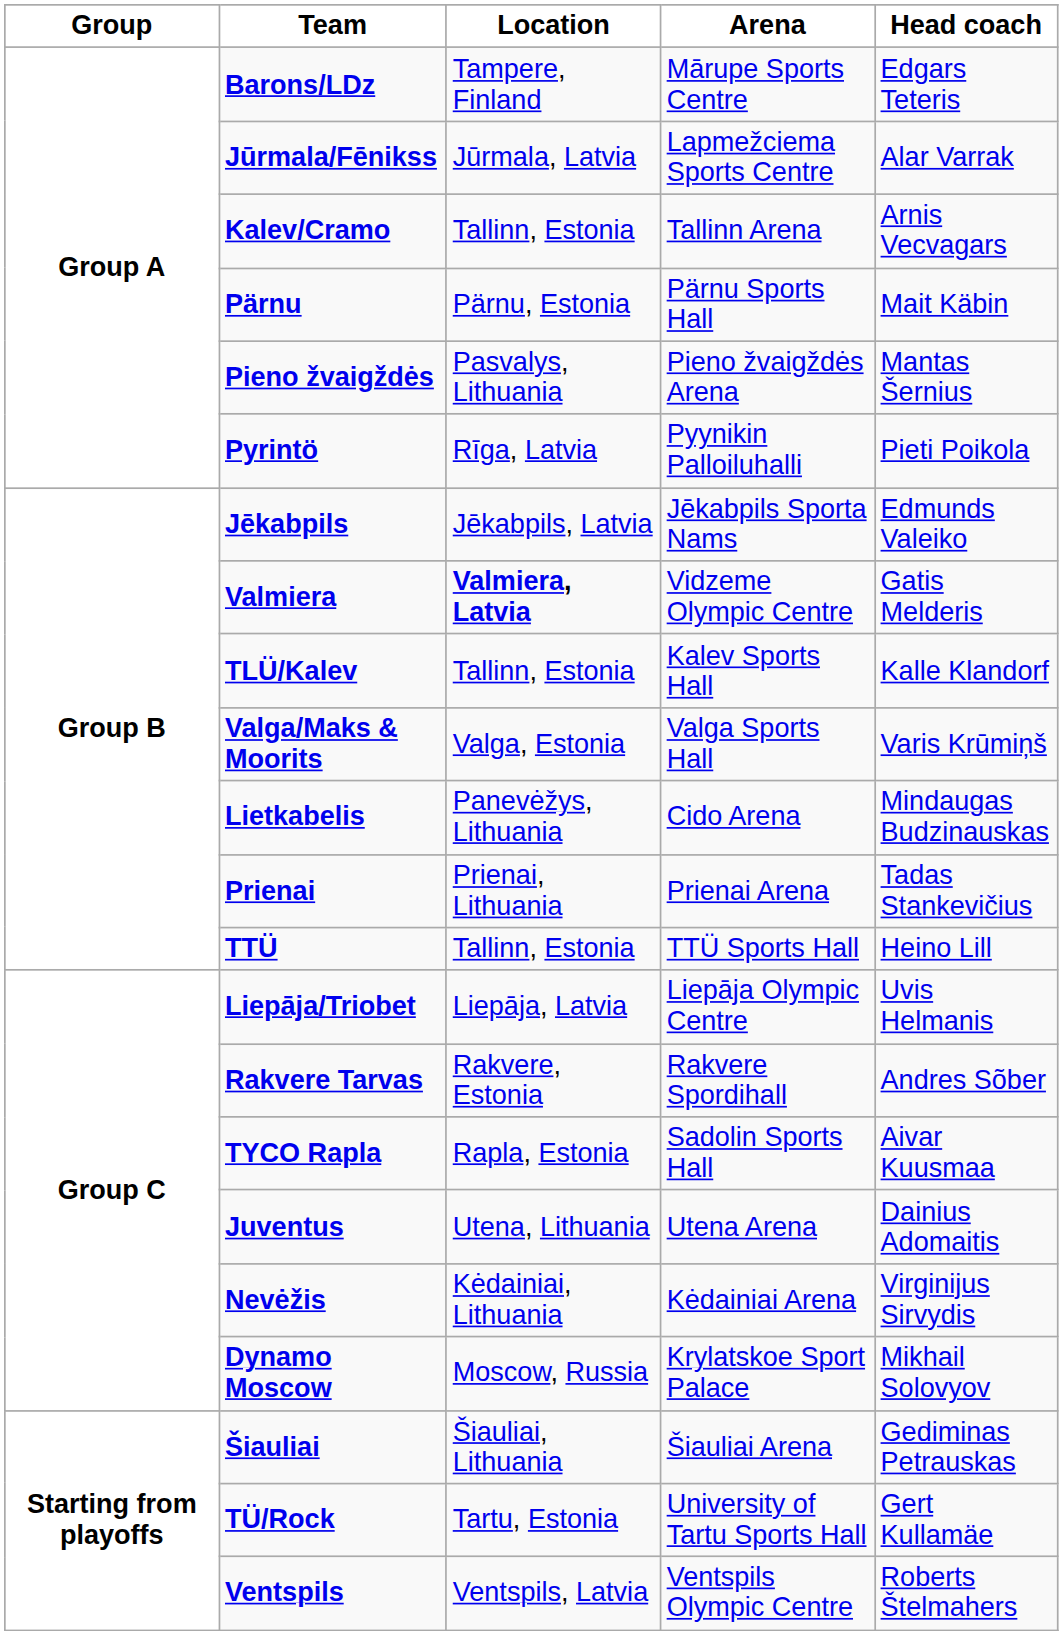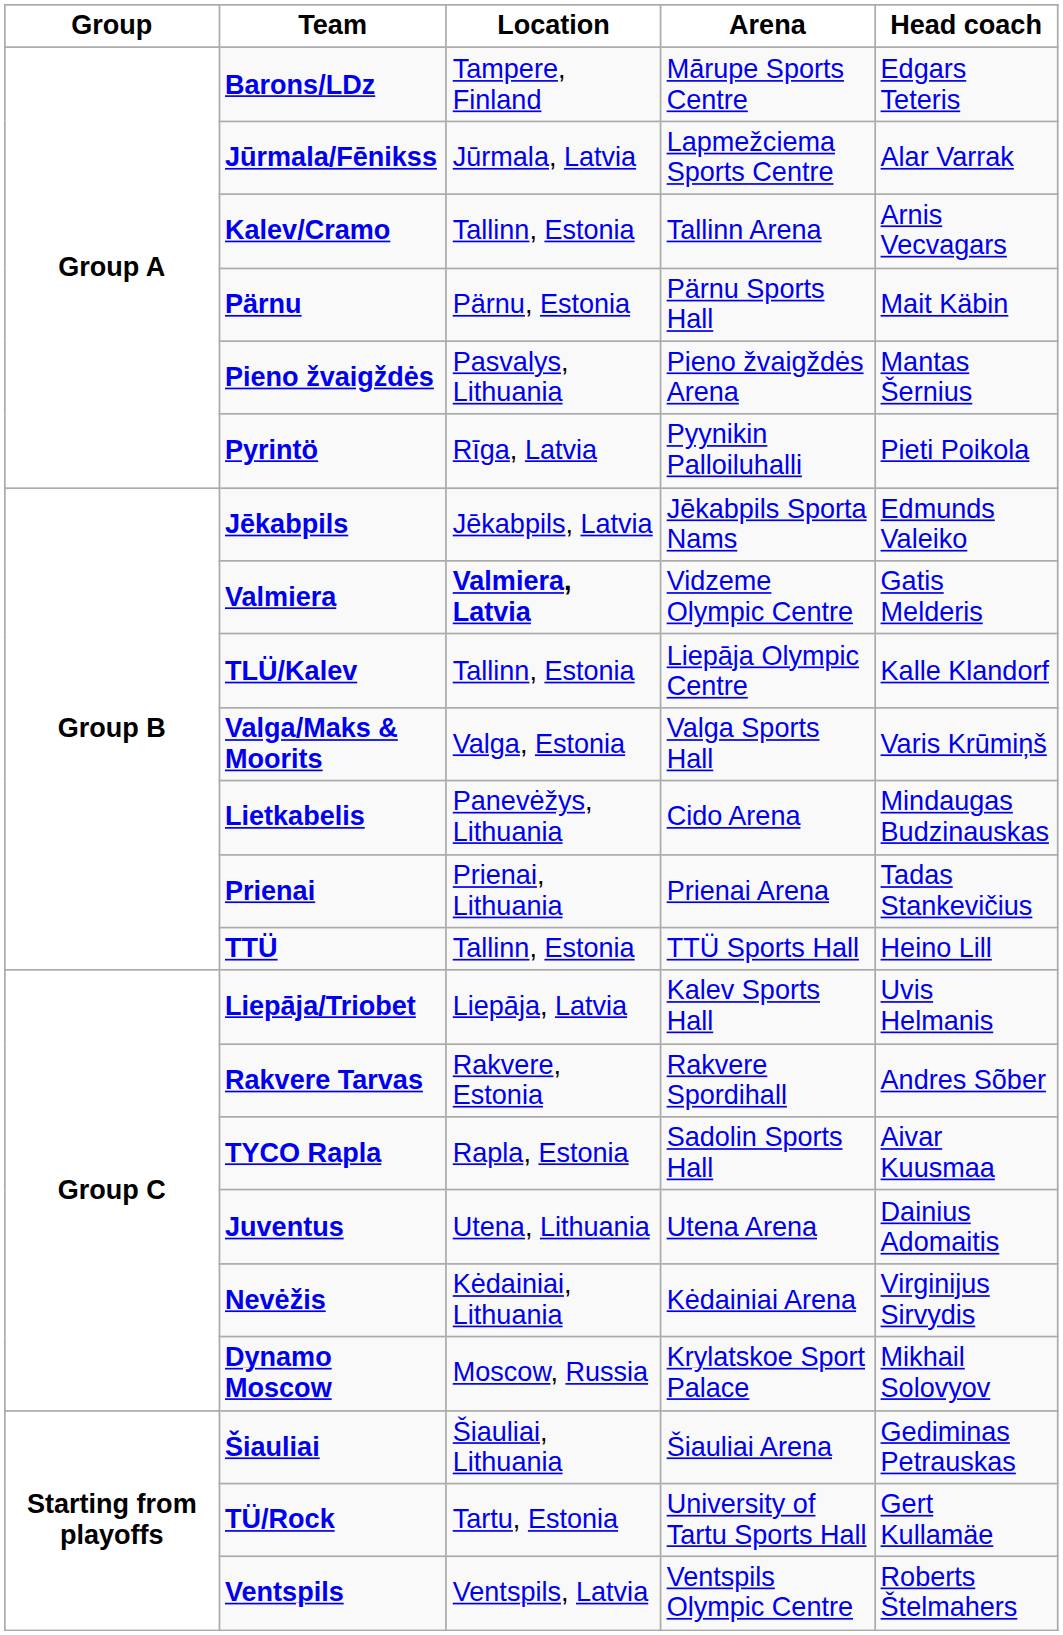(743, 670) Kalev Sports Hall -> (763, 670) Liepāja Olympic Centre
(763, 1006) Liepāja Olympic Centre -> (743, 1006) Kalev Sports Hall
